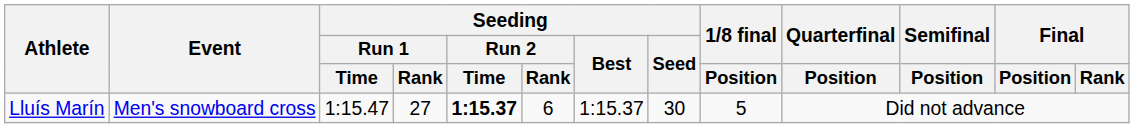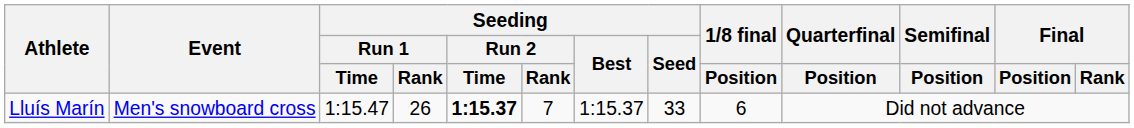(420, 108) 27 -> (420, 108) 26
(548, 108) 6 -> (548, 108) 7
(674, 108) 30 -> (674, 108) 33
(741, 108) 5 -> (741, 108) 6
